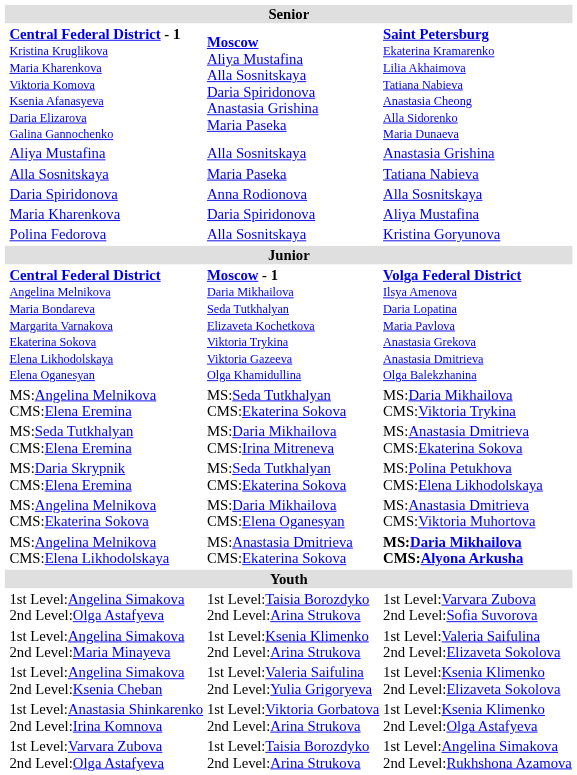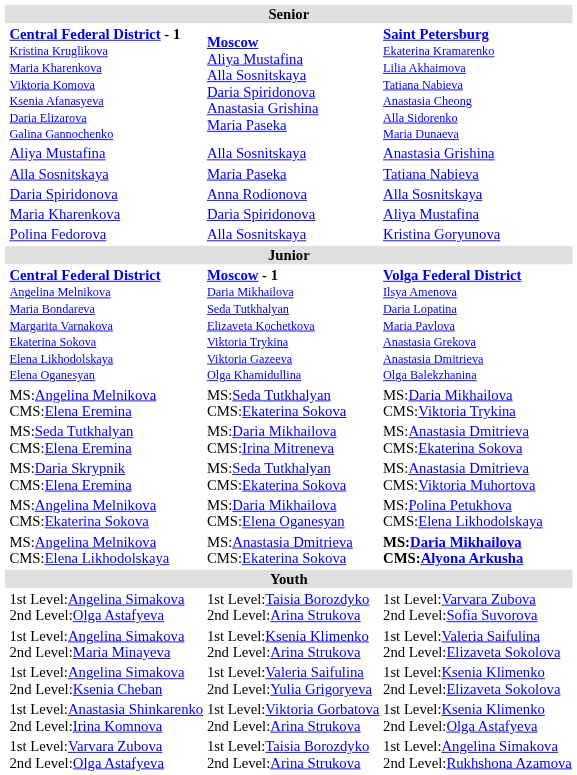(463, 476) MS:Polina Petukhova CMS:Elena Likhodolskaya -> (459, 476) MS:Anastasia Dmitrieva CMS:Viktoria Muhortova
(459, 513) MS:Anastasia Dmitrieva CMS:Viktoria Muhortova -> (463, 513) MS:Polina Petukhova CMS:Elena Likhodolskaya
